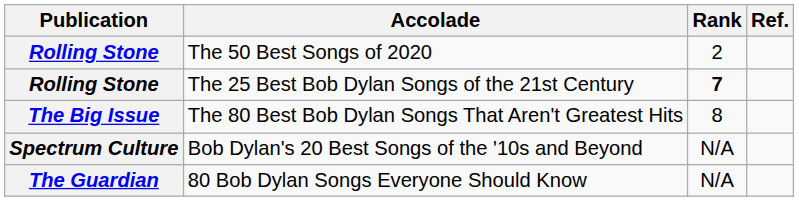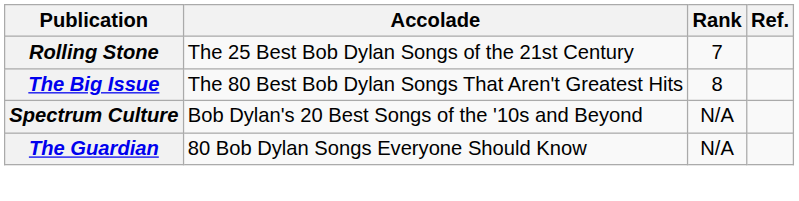- row: (310, 52)
(717, 84) bold -> (717, 52) normal
